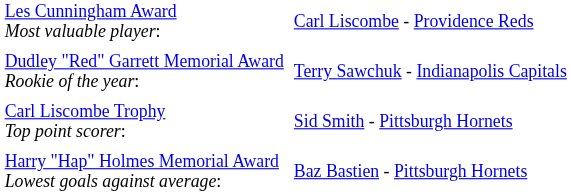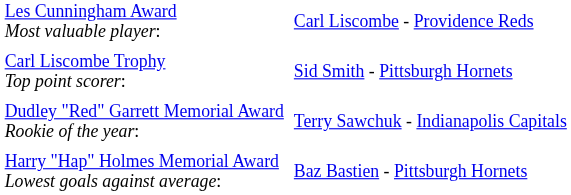rows swapped: (85, 121) <-> (144, 71)
